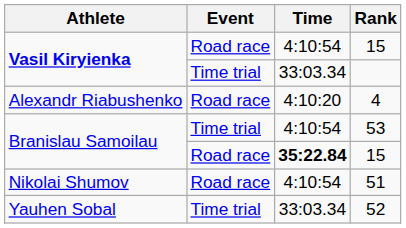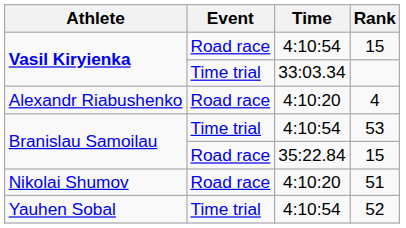(312, 155) bold -> (312, 155) normal
(312, 182) 4:10:54 -> (312, 182) 4:10:20
(312, 210) 33:03.34 -> (312, 210) 4:10:54
